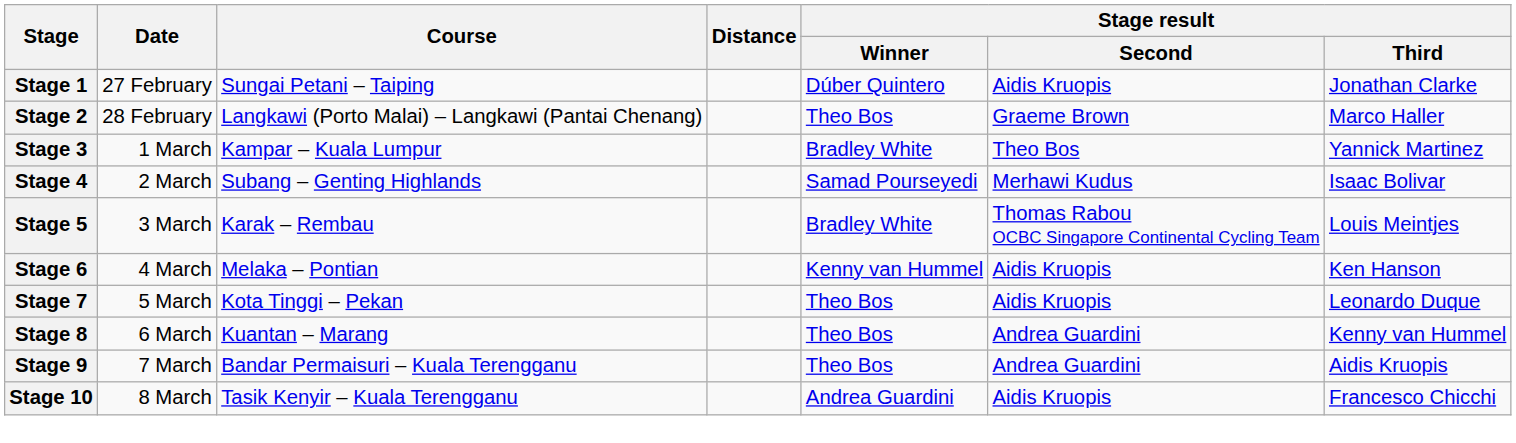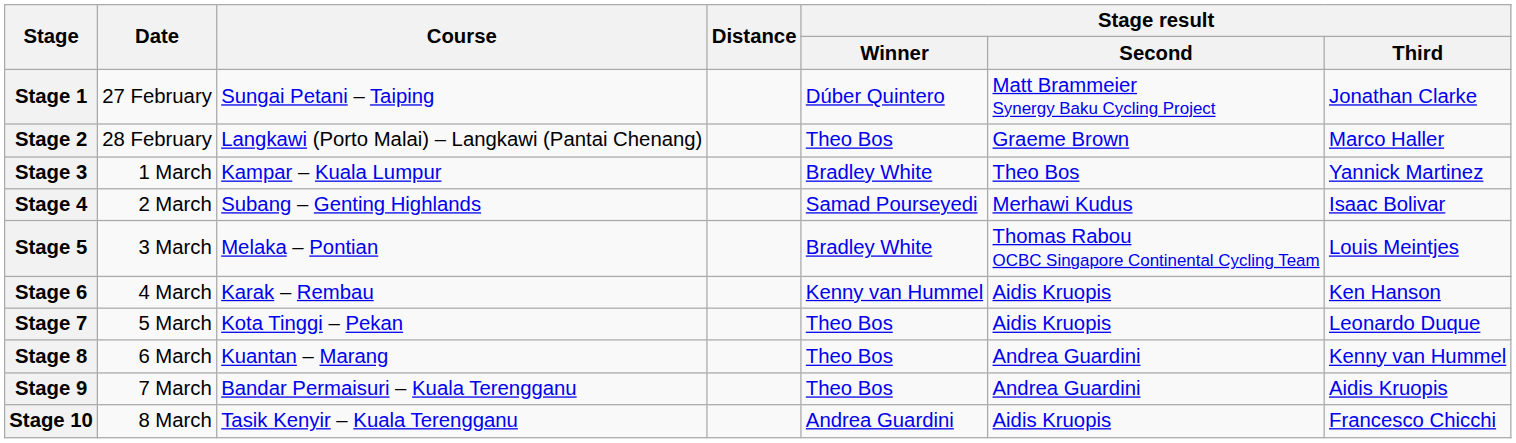(1052, 85) Aidis Kruopis -> (1104, 96) Matt Brammeier Synergy Baku Cycling Project
(297, 225) Karak – Rembau -> (300, 248) Melaka – Pontian
(300, 269) Melaka – Pontian -> (297, 291) Karak – Rembau
